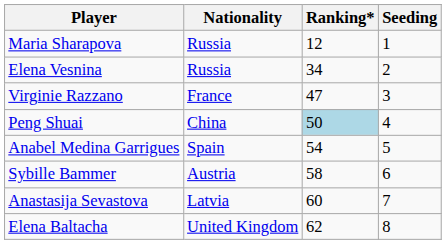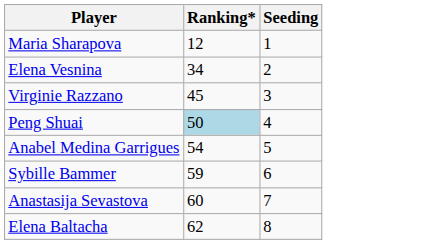- column: (243, 17)
(314, 95) 47 -> (195, 95) 45
(314, 174) 58 -> (195, 174) 59
